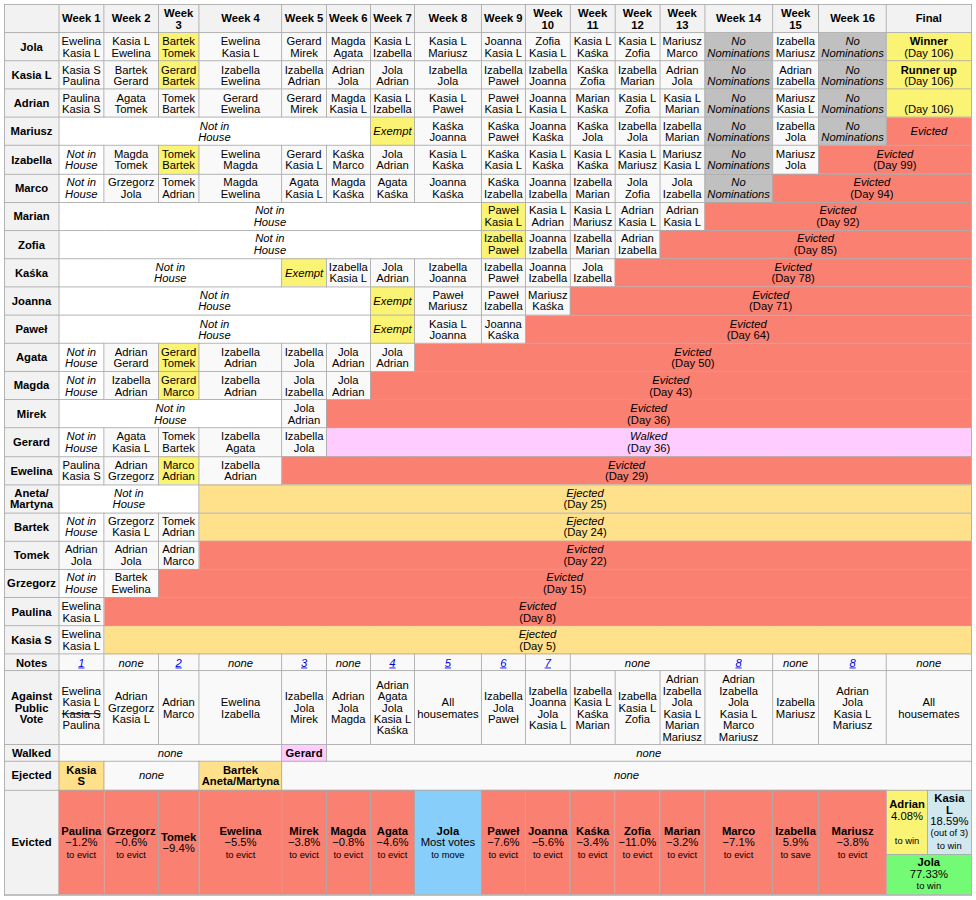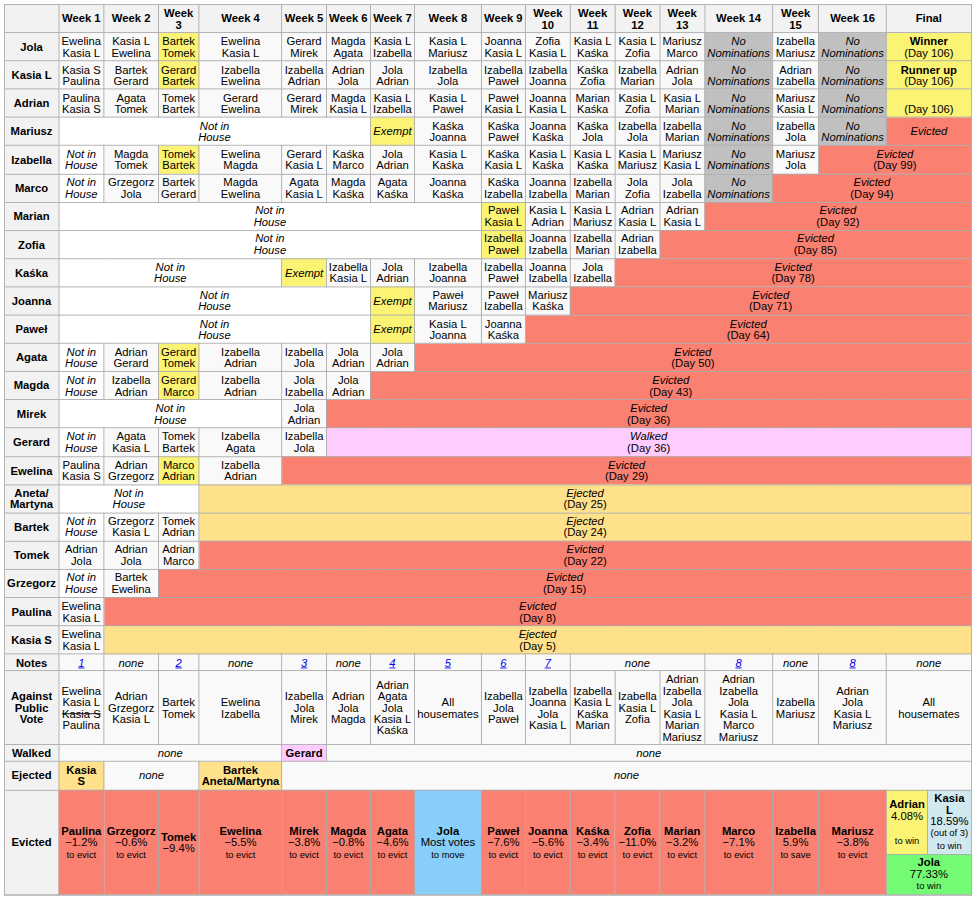(179, 188) Tomek Adrian -> (179, 188) Bartek Gerard
(179, 708) Adrian Marco -> (179, 708) Bartek Tomek
